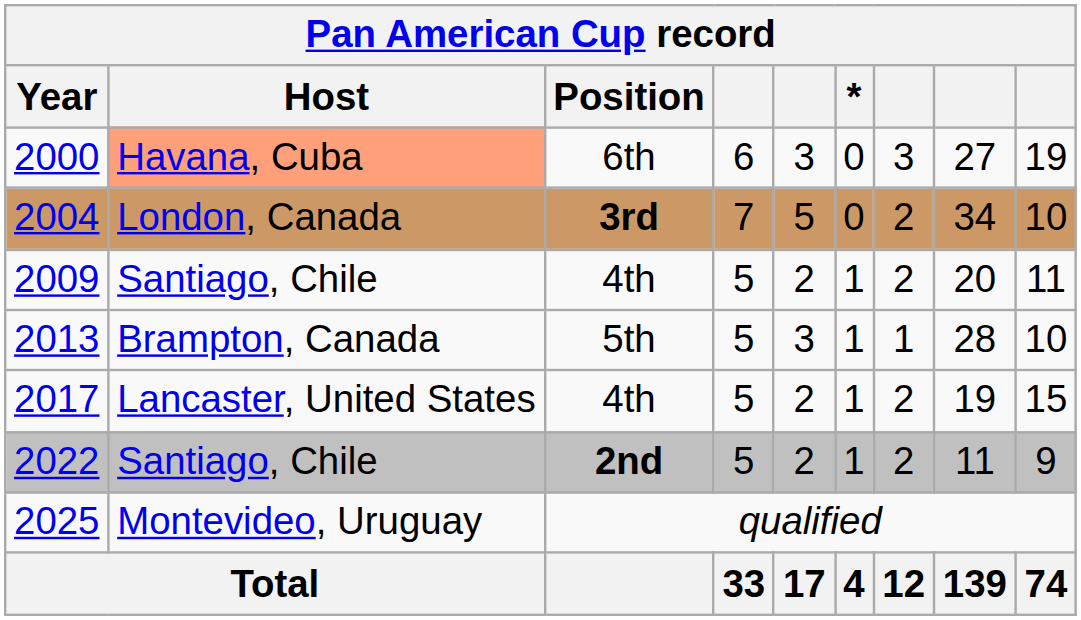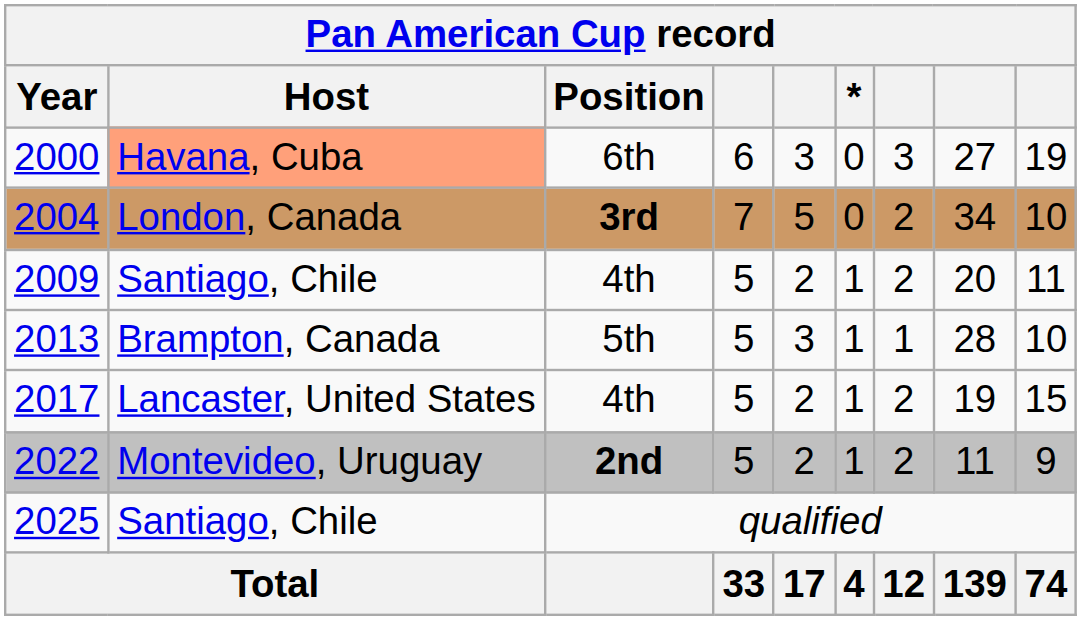(247, 461) Santiago, Chile -> (300, 461) Montevideo, Uruguay
(300, 522) Montevideo, Uruguay -> (247, 522) Santiago, Chile
